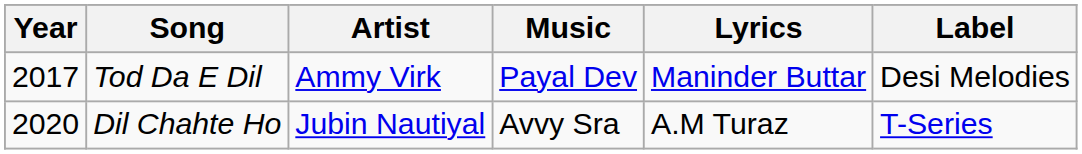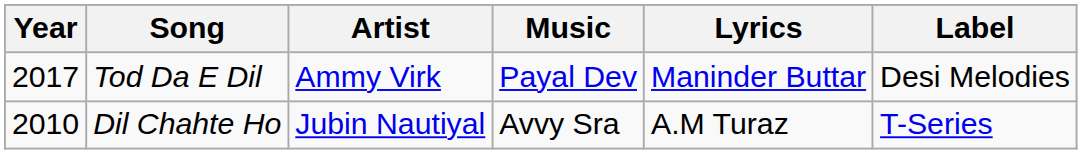(46, 124) 2020 -> (46, 124) 2010
